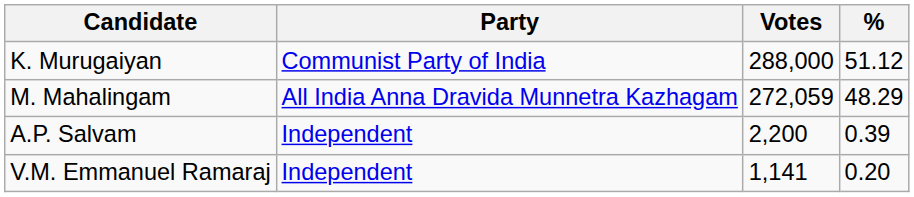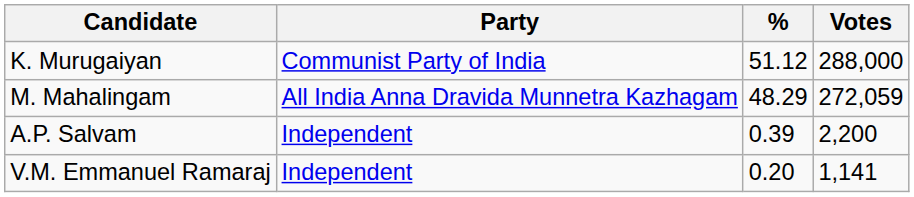columns swapped: (791, 23) <-> (874, 23)
